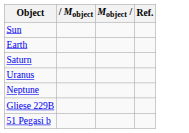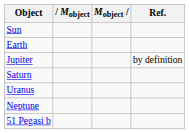+ row: (20, 60)
- row: (30, 105)
